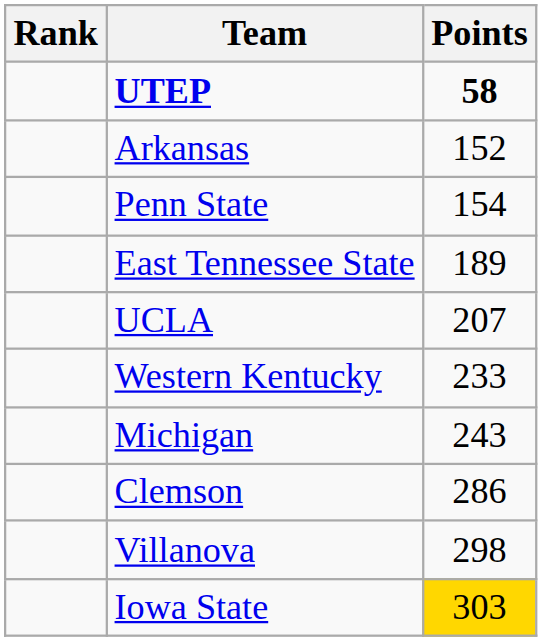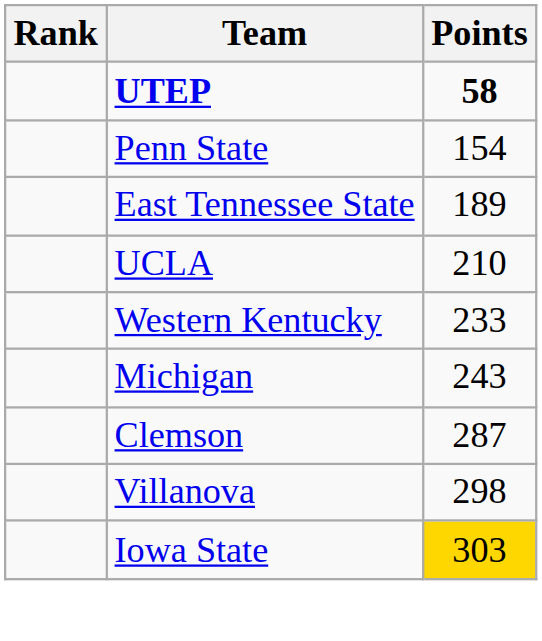- row: (182, 147)
(479, 319) 207 -> (479, 262) 210
(479, 491) 286 -> (479, 434) 287
